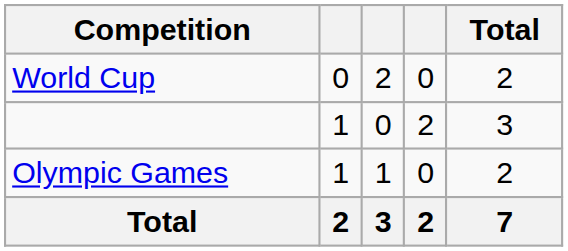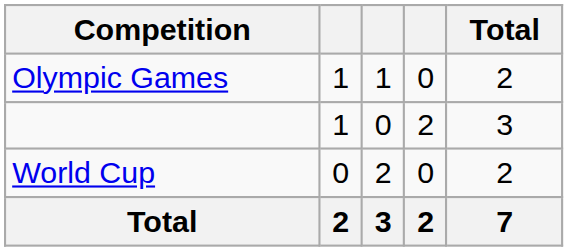rows swapped: (84, 77) <-> (120, 173)
